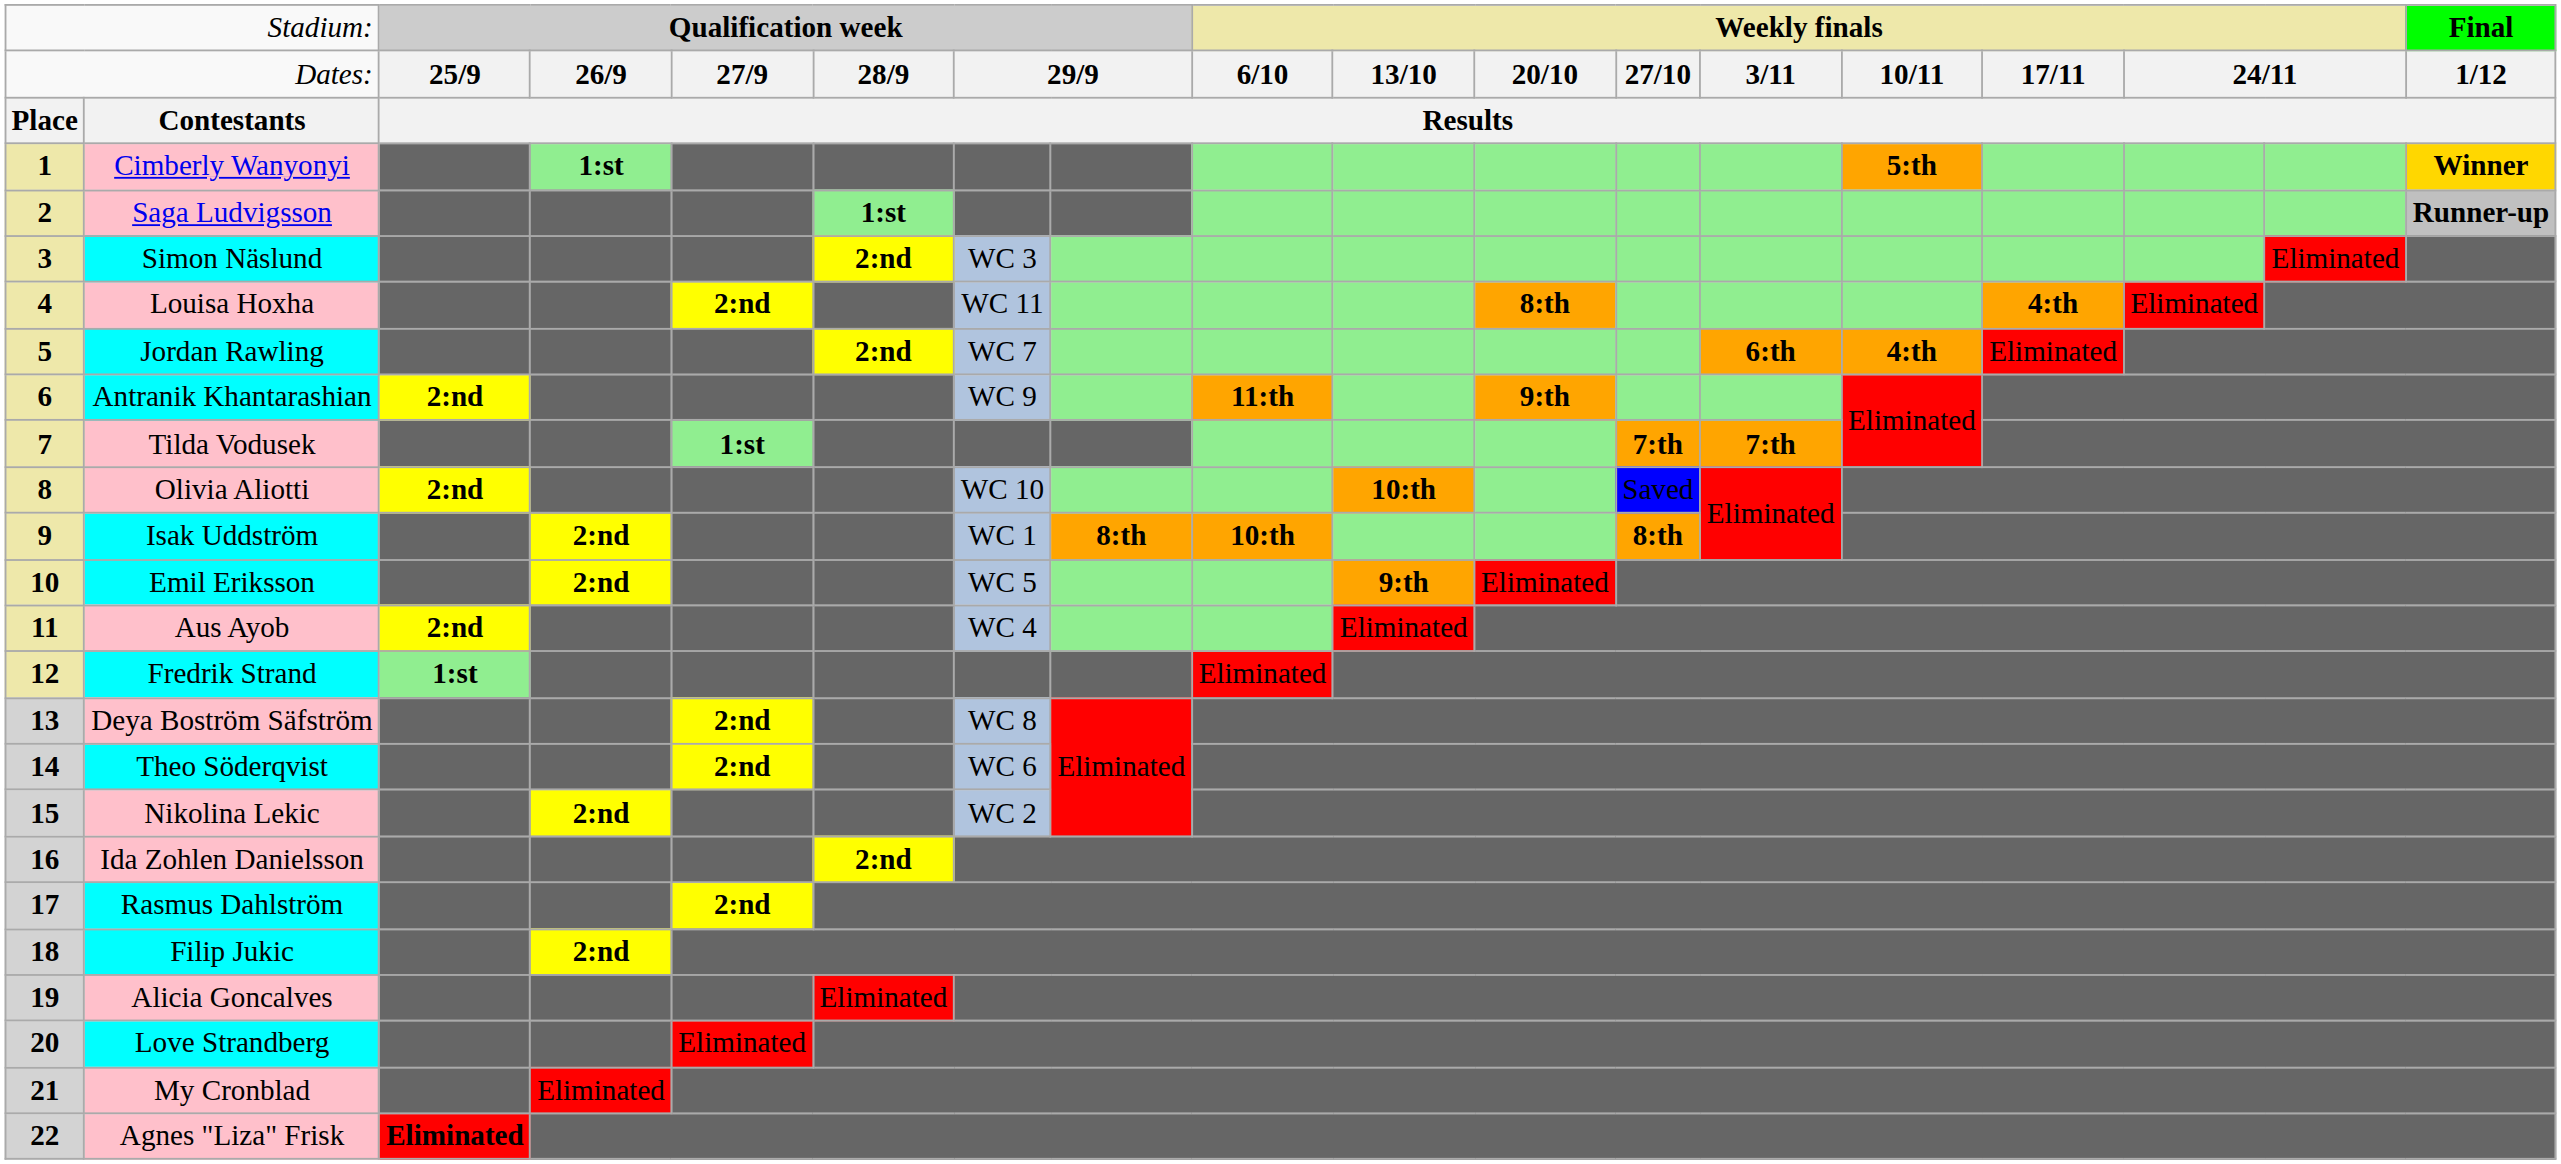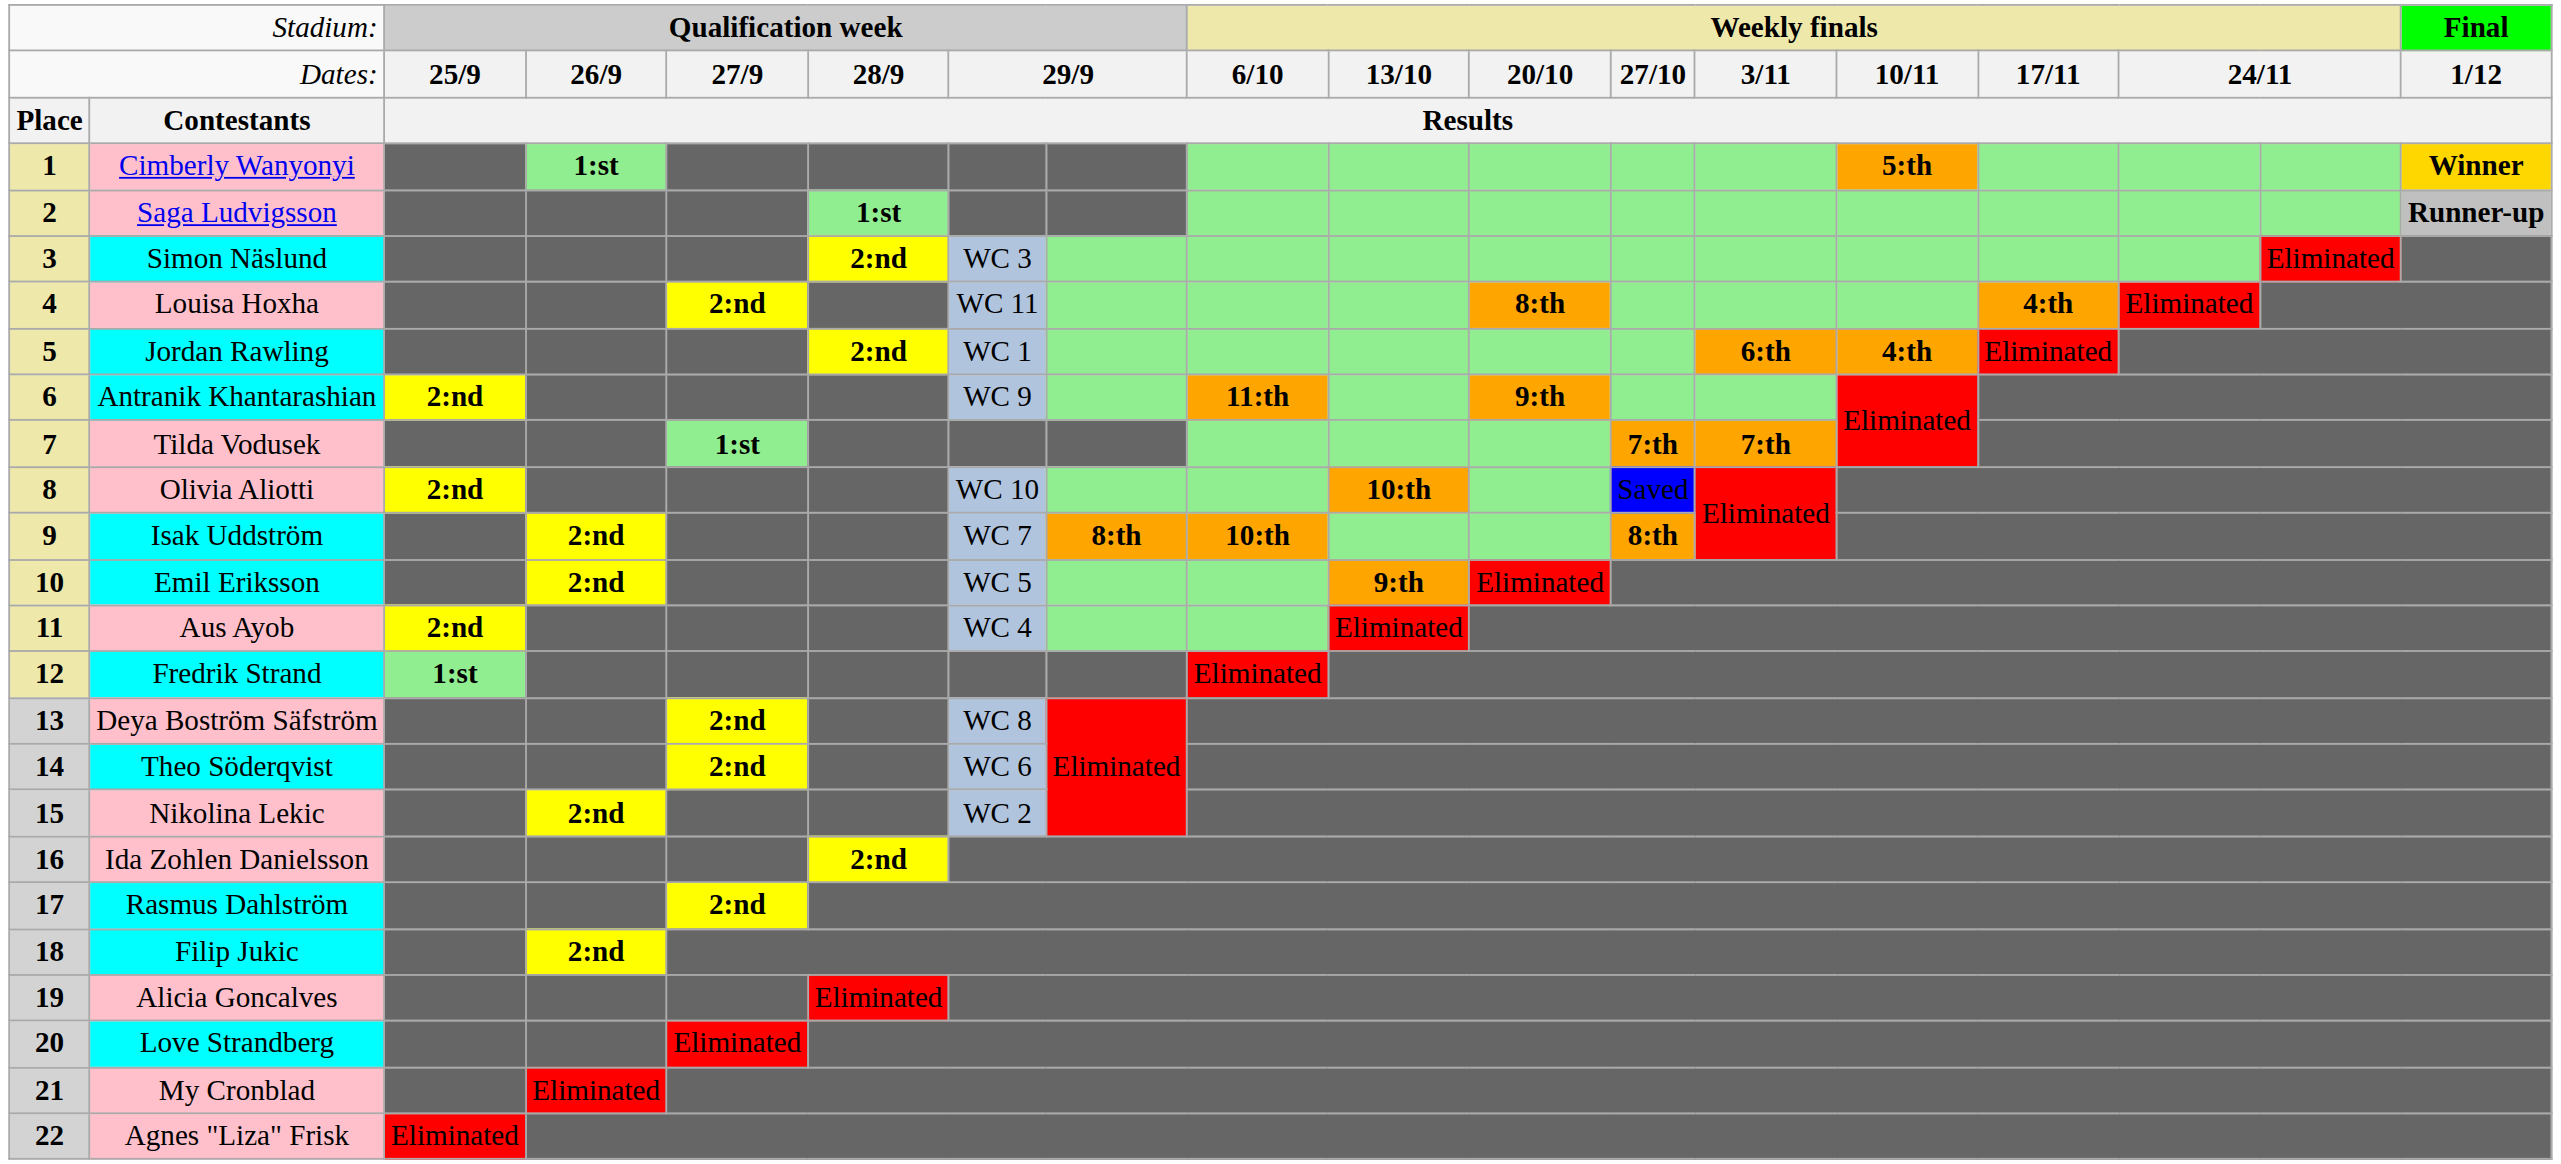(1002, 350) WC 7 -> (998, 350) WC 1
(1002, 535) WC 1 -> (998, 535) WC 7
(455, 1135) bold -> (455, 1135) normal
